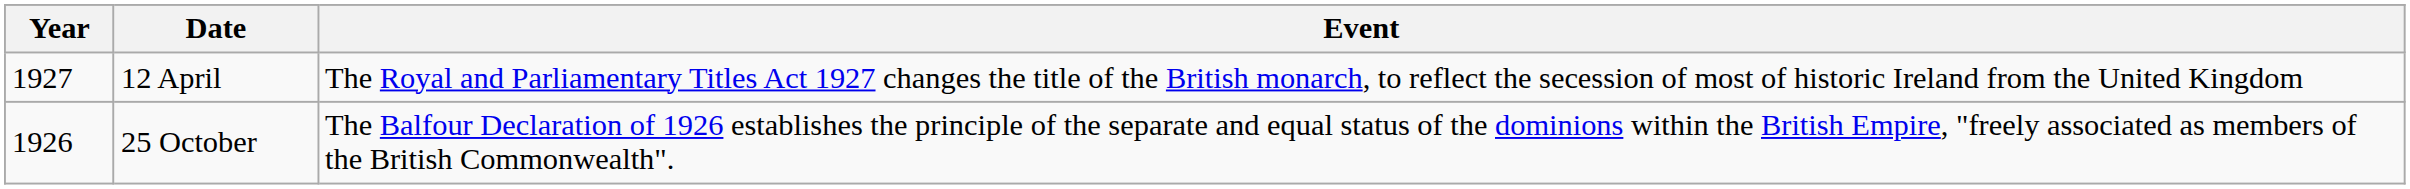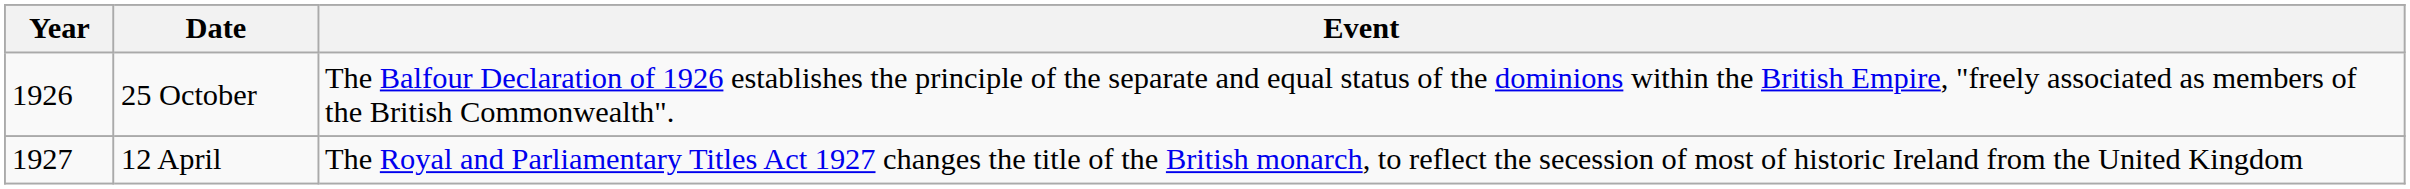rows swapped: (189, 142) <-> (171, 76)
